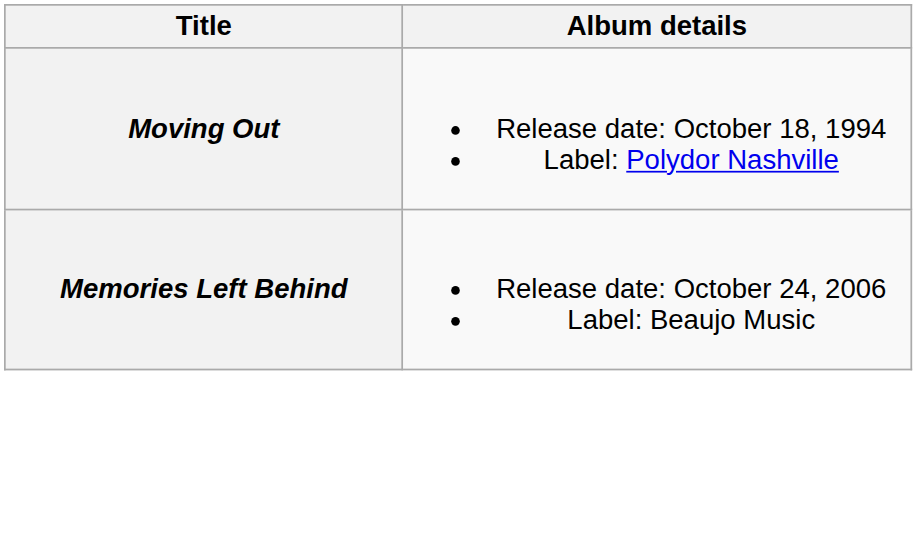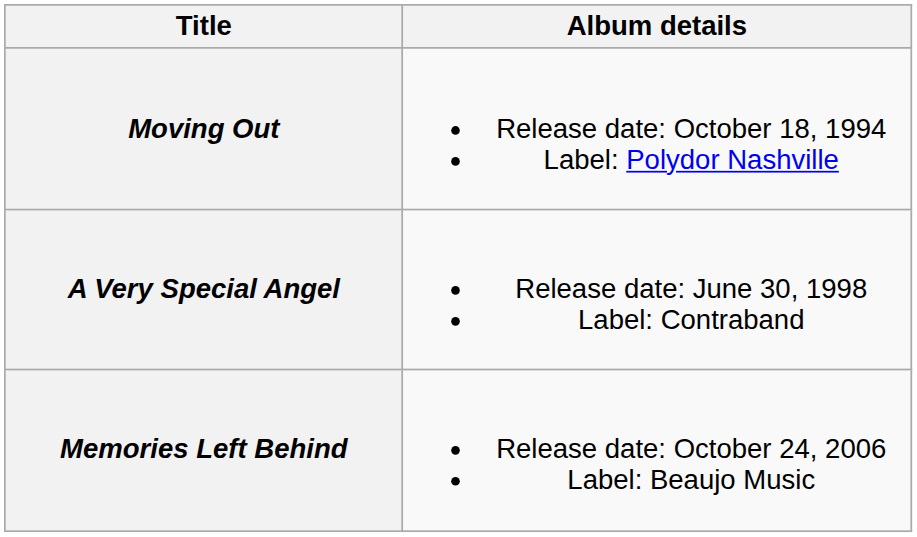+ row: (204, 289)
